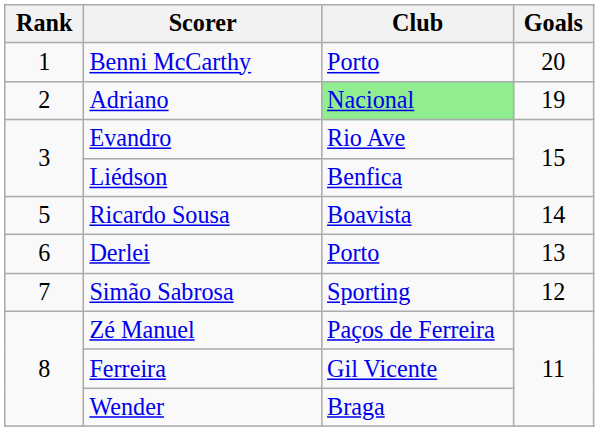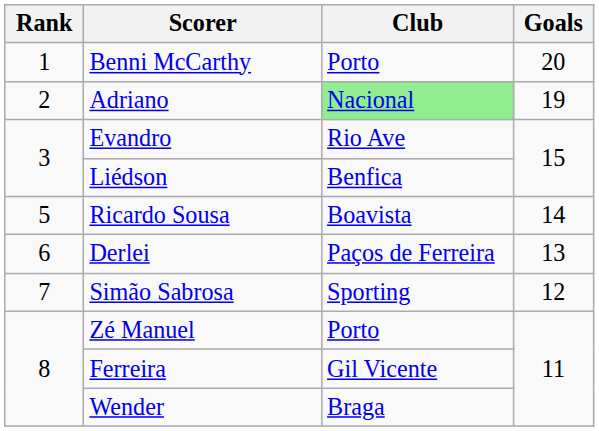(353, 253) Porto -> (411, 253) Paços de Ferreira
(411, 330) Paços de Ferreira -> (353, 330) Porto
